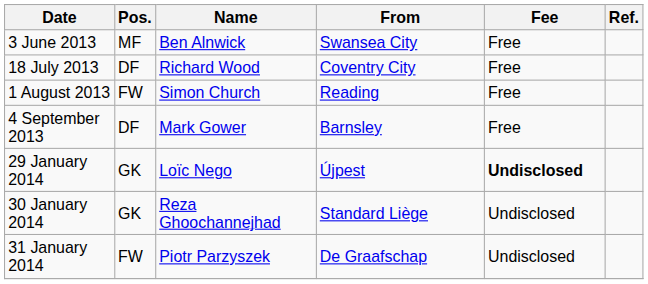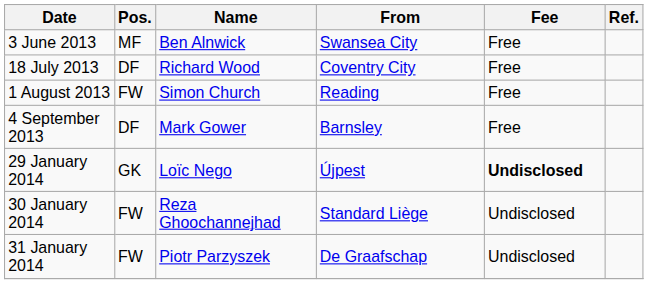(130, 214) GK -> (131, 214) FW
